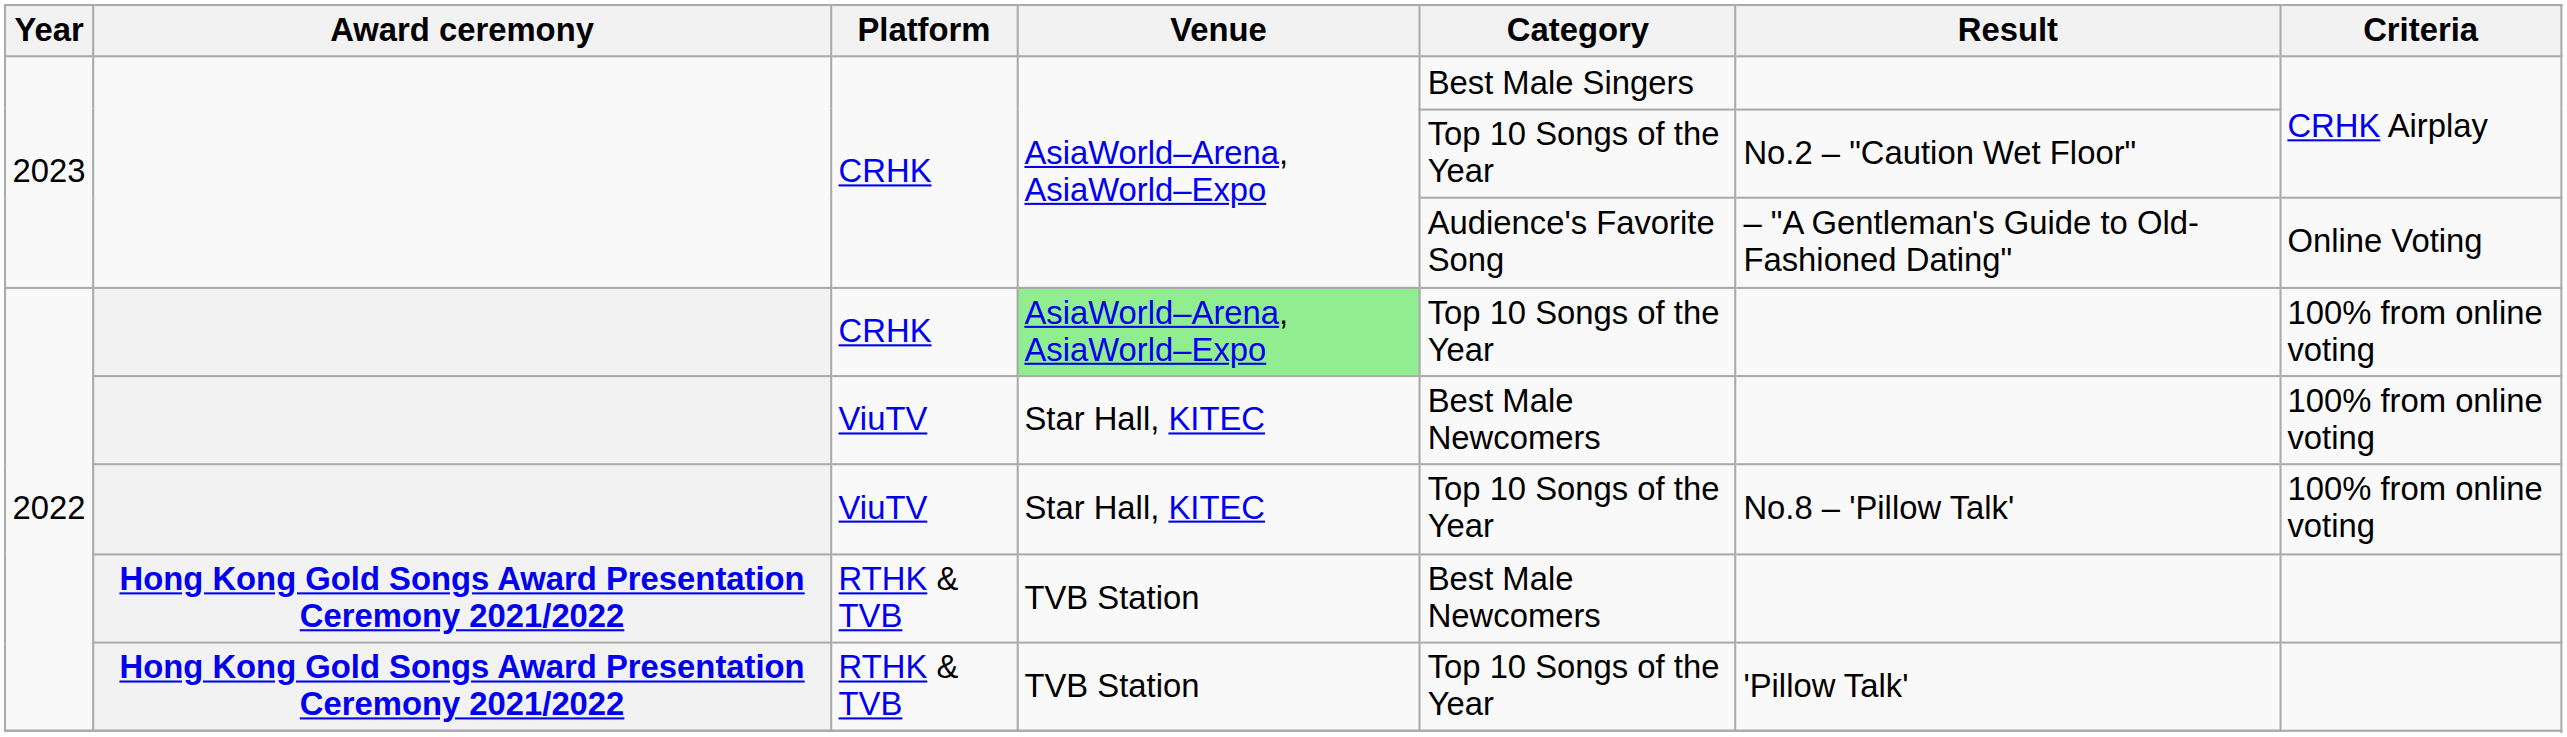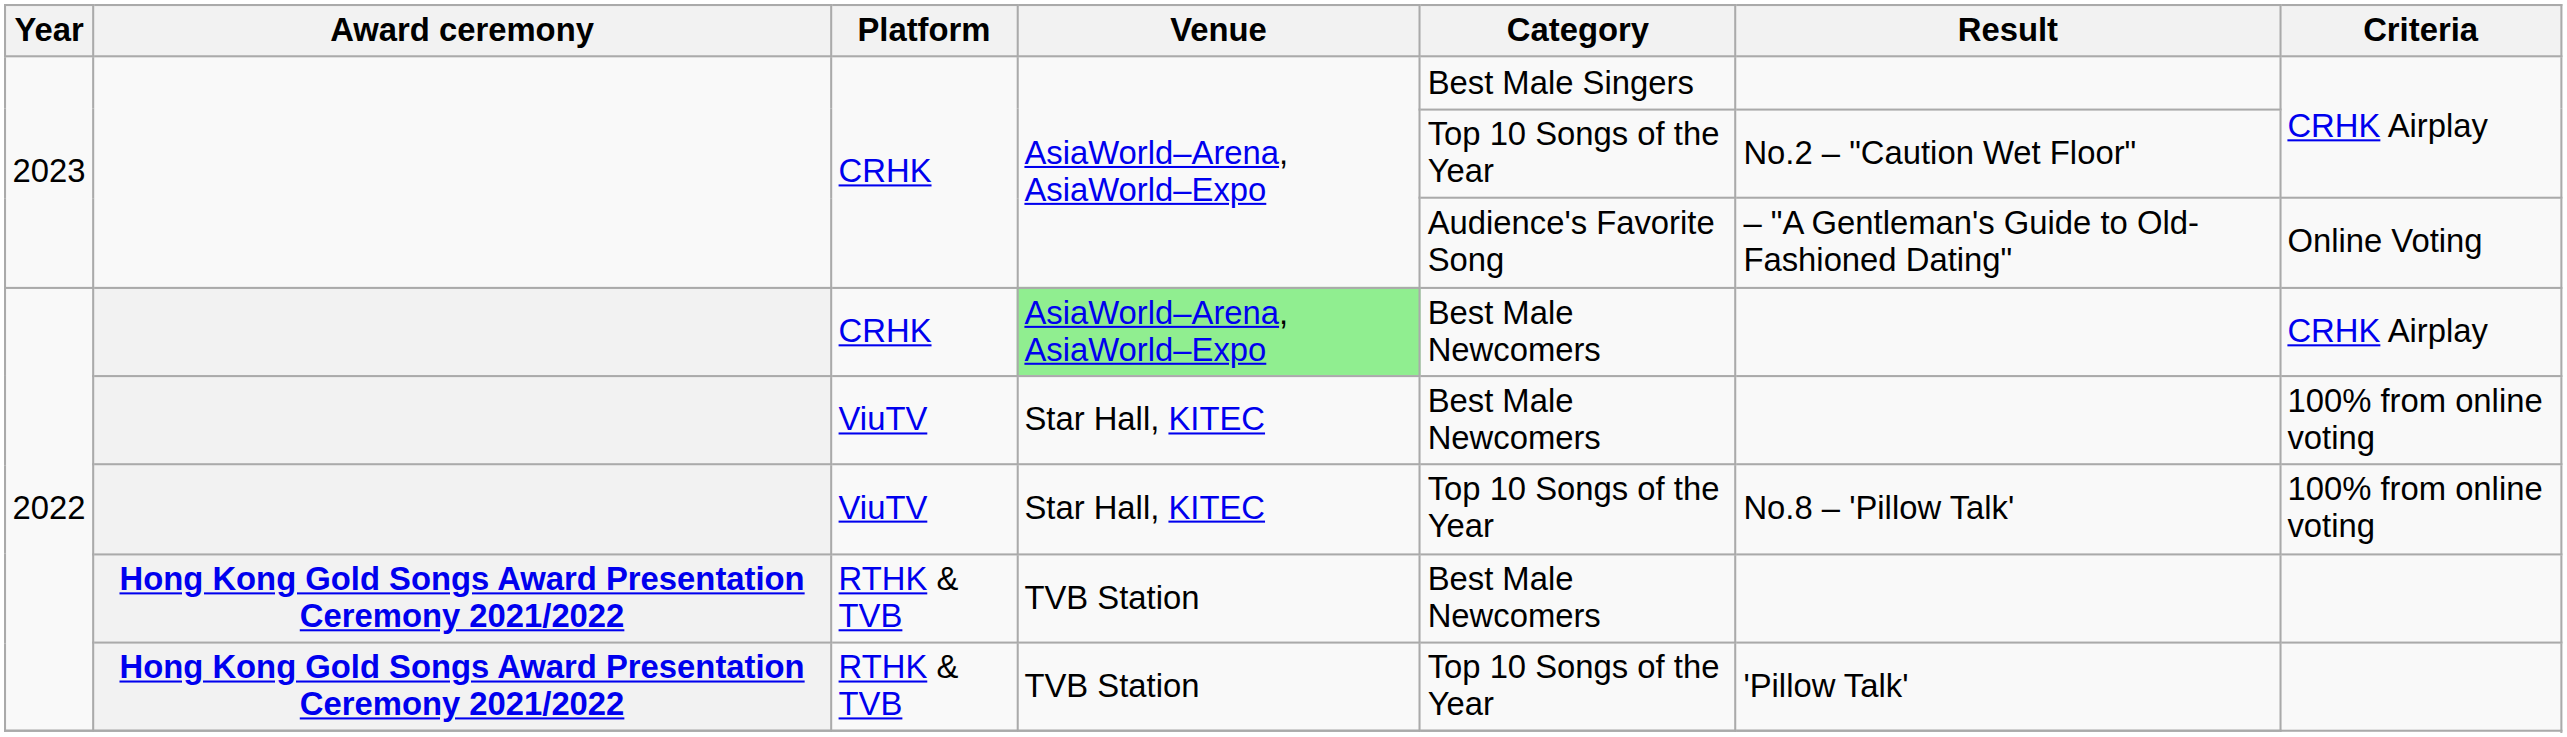(1574, 330) Top 10 Songs of the Year -> (1514, 330) Best Male Newcomers
(2415, 330) 100% from online voting -> (2388, 330) CRHK Airplay
